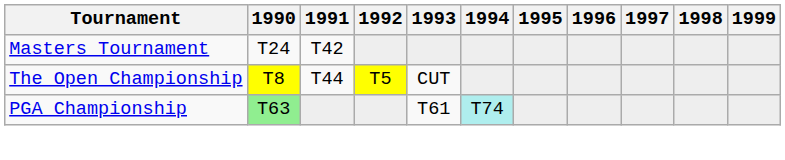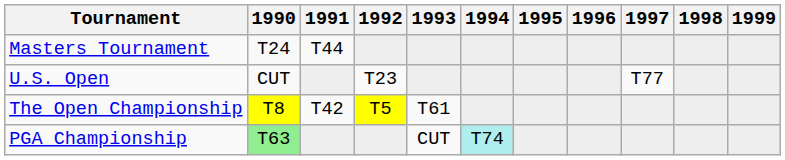(327, 50) T42 -> (327, 50) T44
+ row: (59, 80)
(327, 80) T44 -> (327, 110) T42
(434, 80) CUT -> (434, 110) T61
(434, 110) T61 -> (434, 140) CUT
